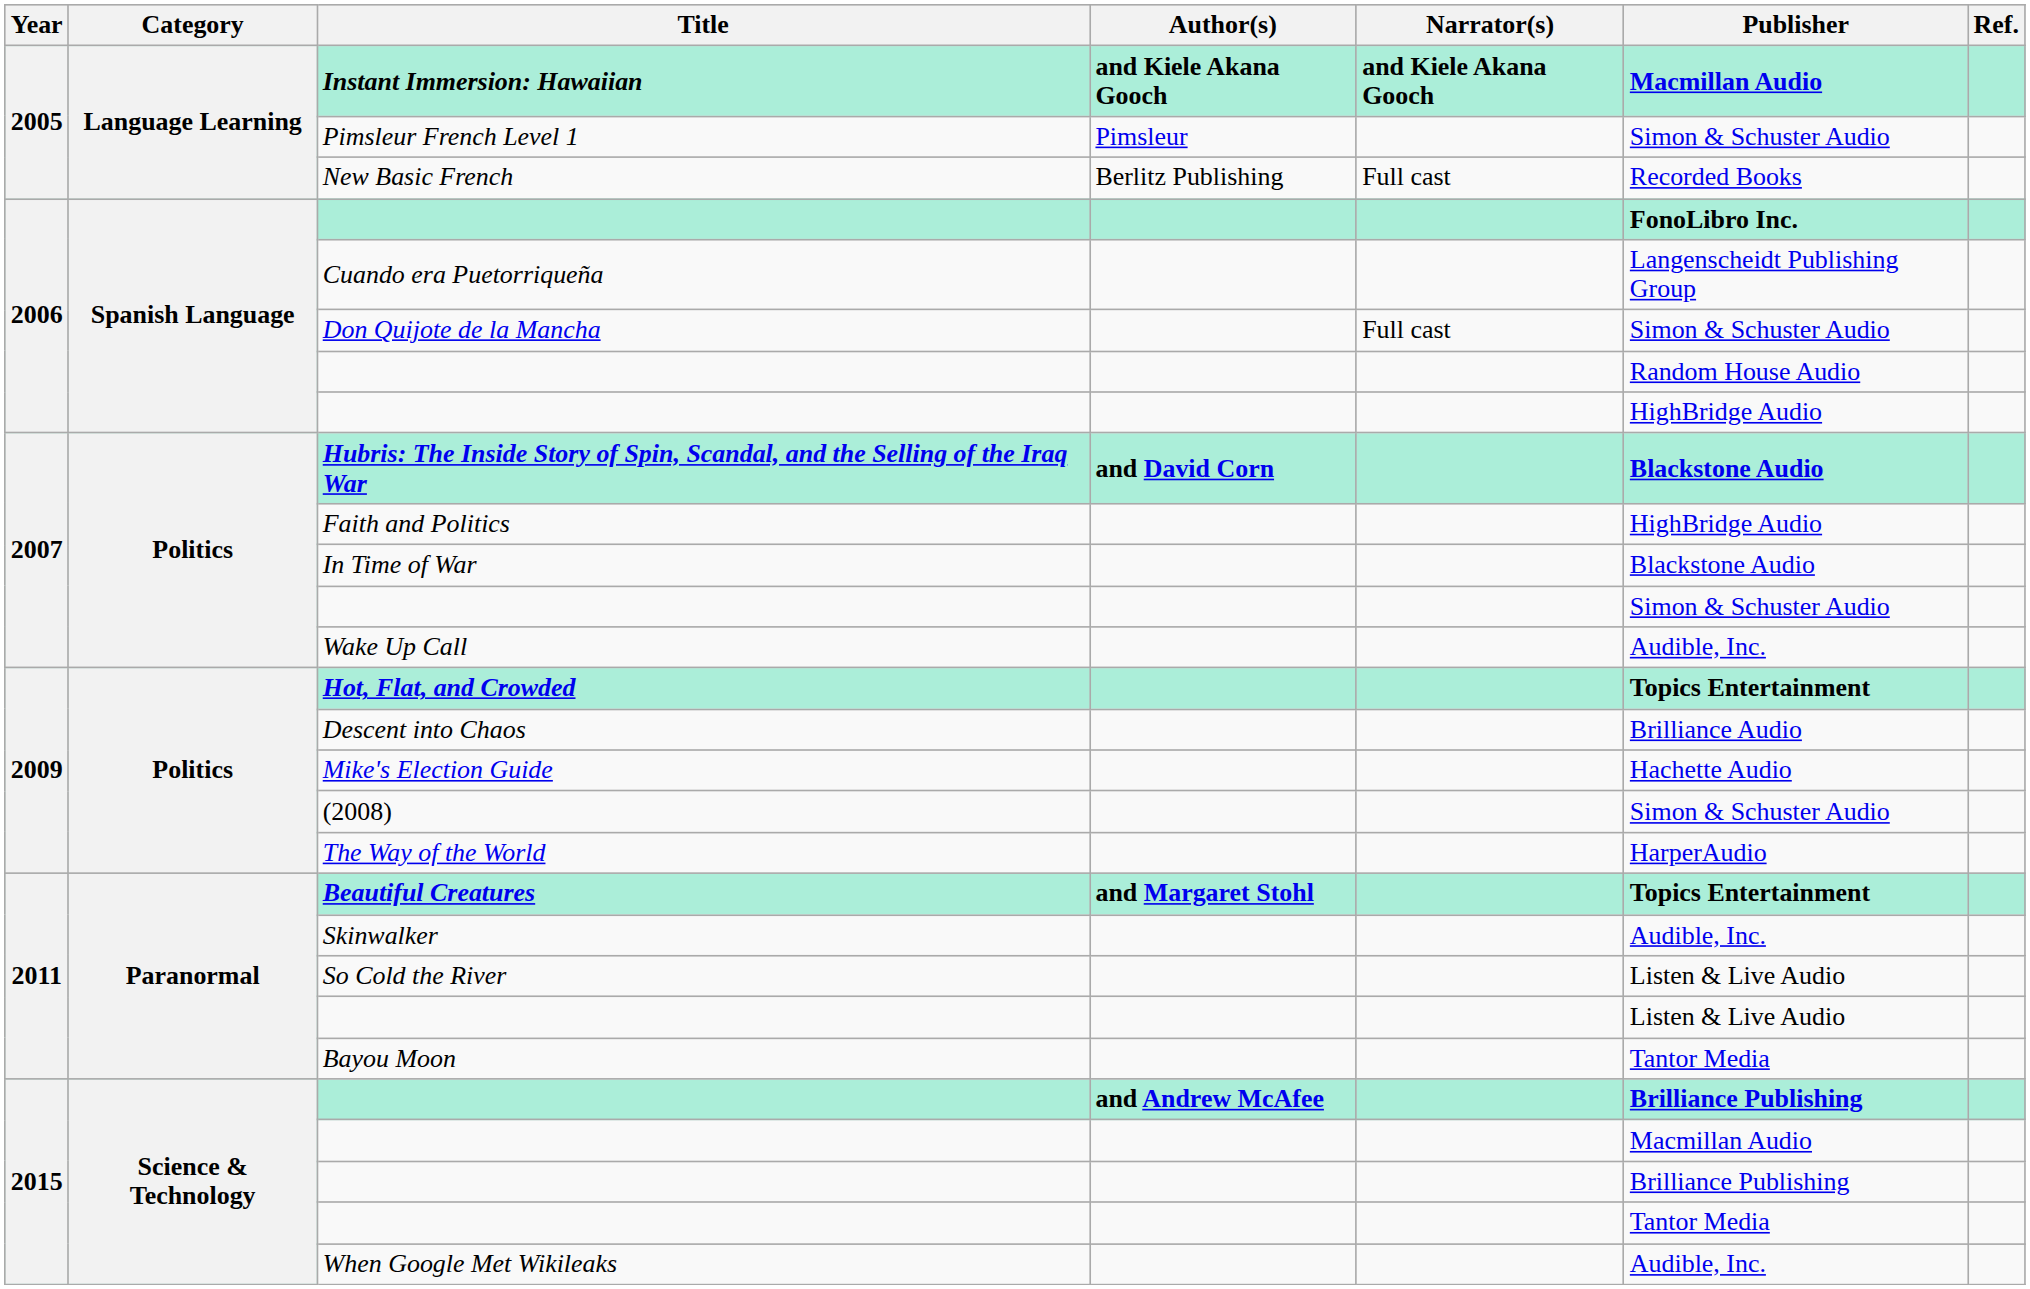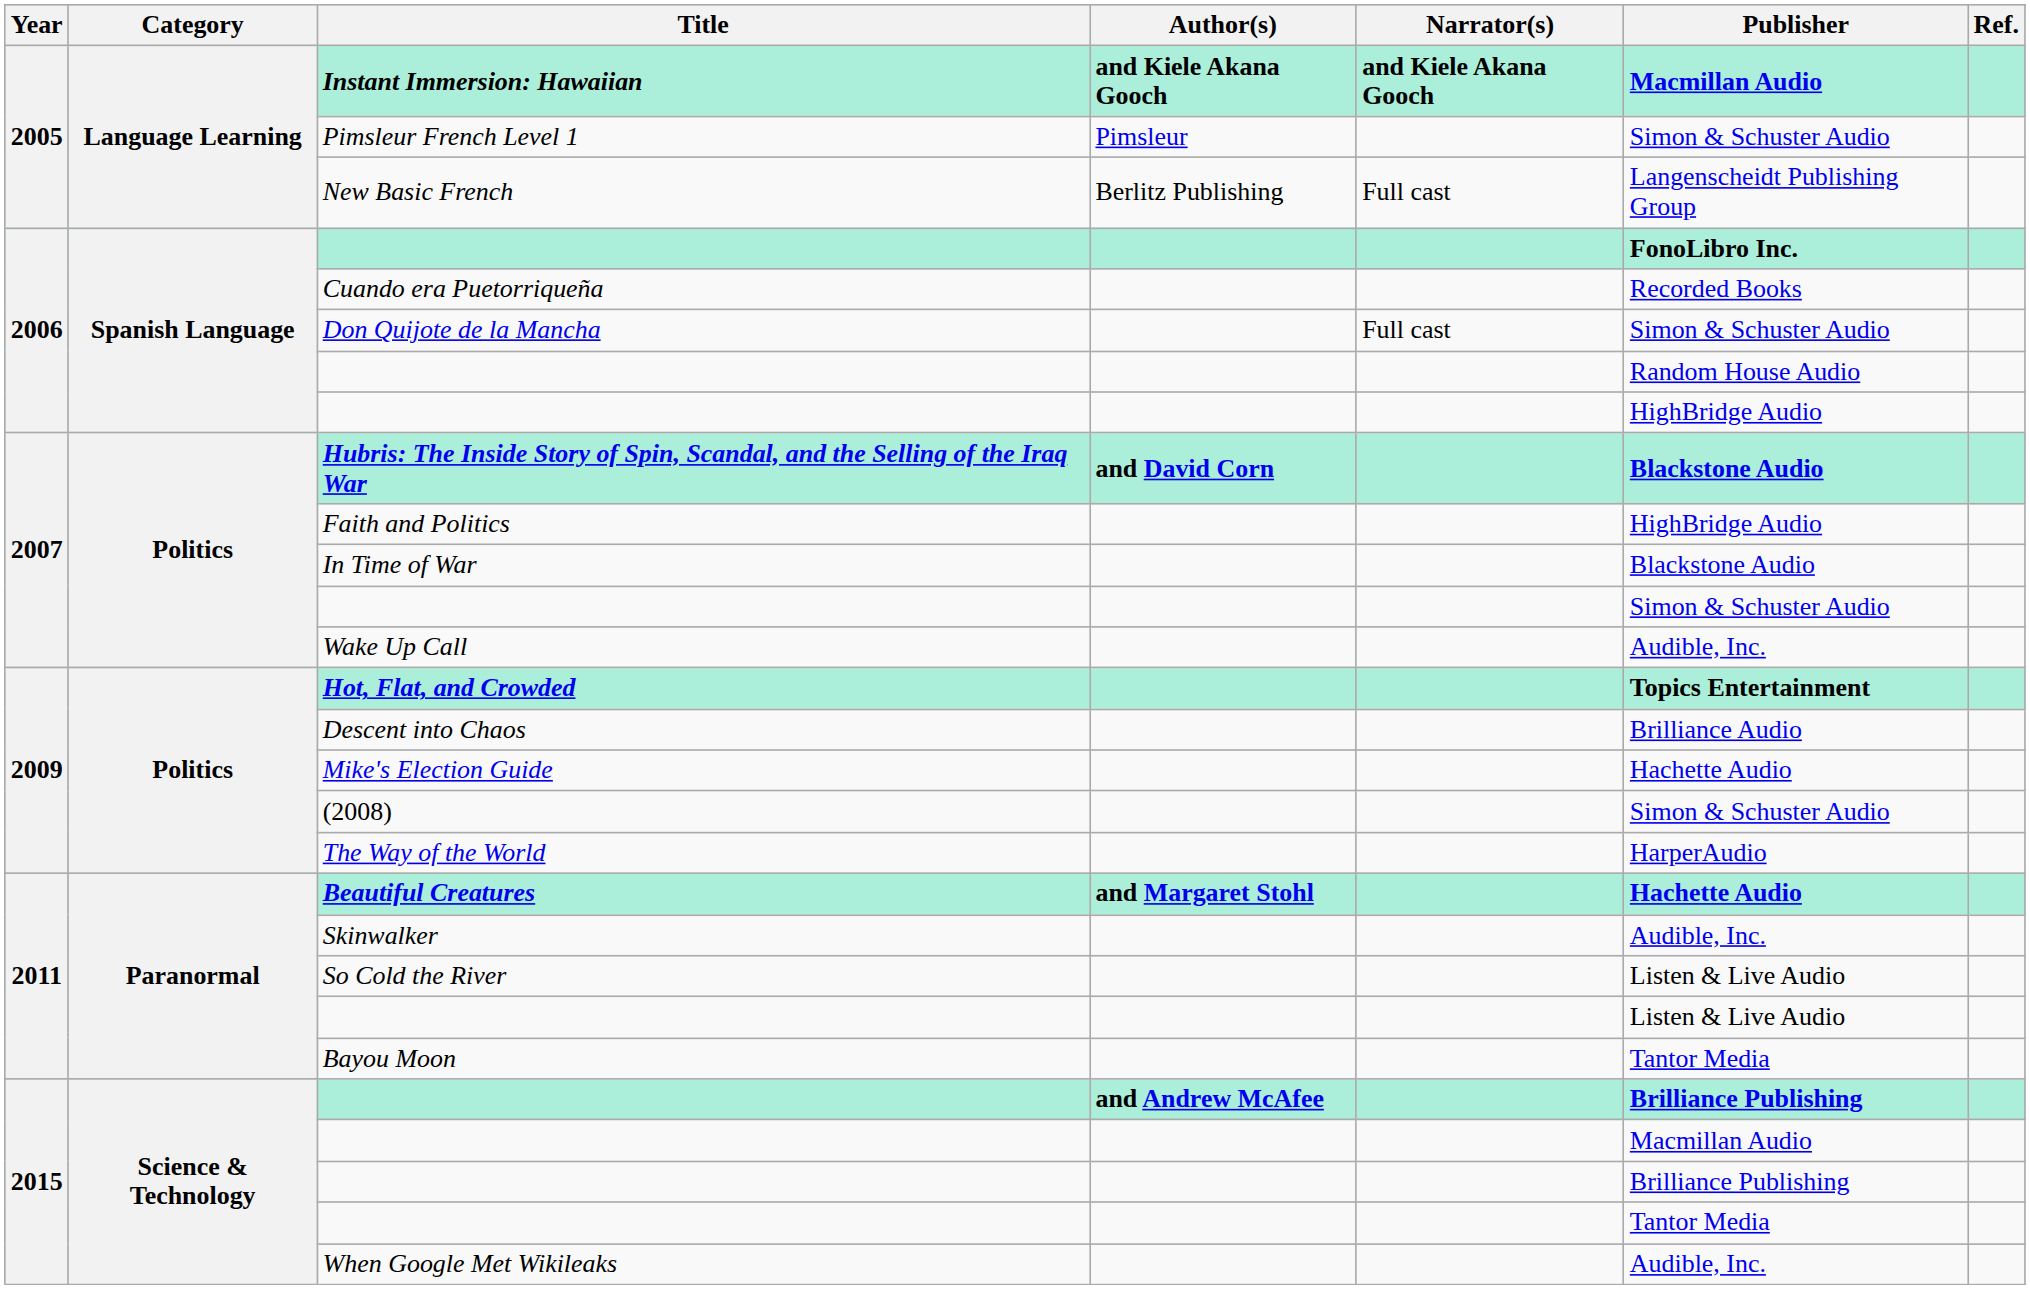(1716, 177) Recorded Books -> (1764, 192) Langenscheidt Publishing Group
(1764, 274) Langenscheidt Publishing Group -> (1716, 288) Recorded Books
(1750, 893) Topics Entertainment -> (1716, 893) Hachette Audio
